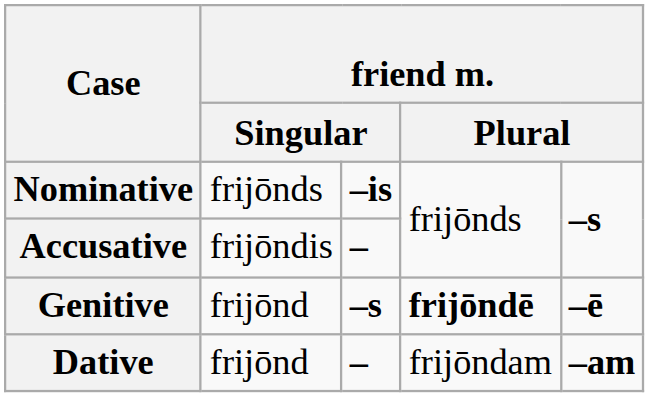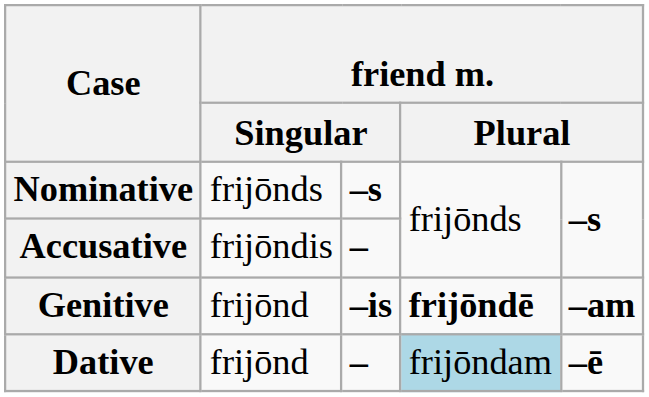(371, 189) –is -> (366, 189) –s
(366, 304) –s -> (371, 304) –is
(586, 304) –ē -> (602, 304) –am
(480, 362) no background -> (480, 362) lightblue background
(602, 362) –am -> (586, 362) –ē
